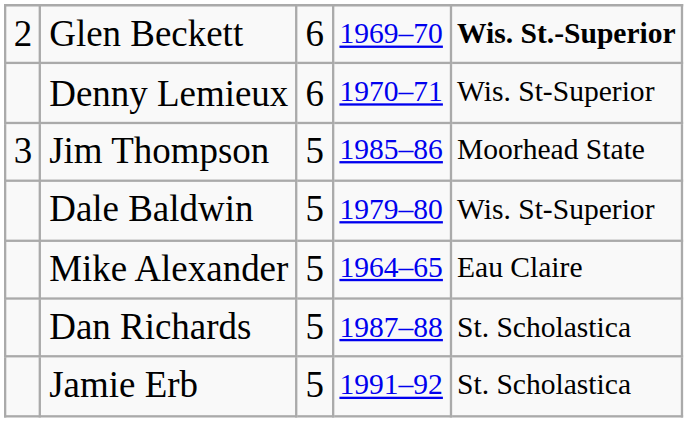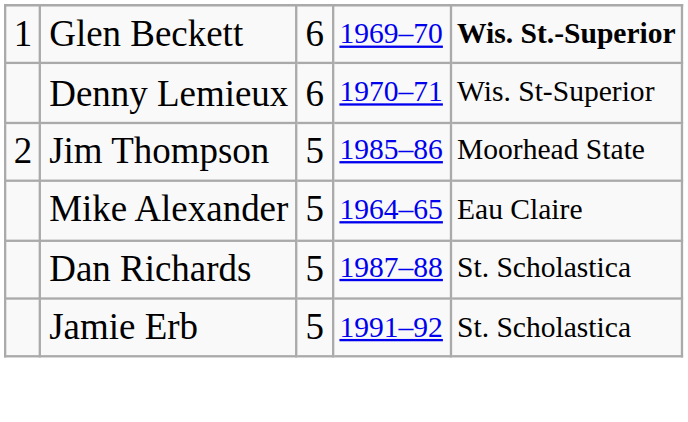(23, 33) 2 -> (23, 33) 1
(23, 151) 3 -> (23, 151) 2
- row: (151, 209)
